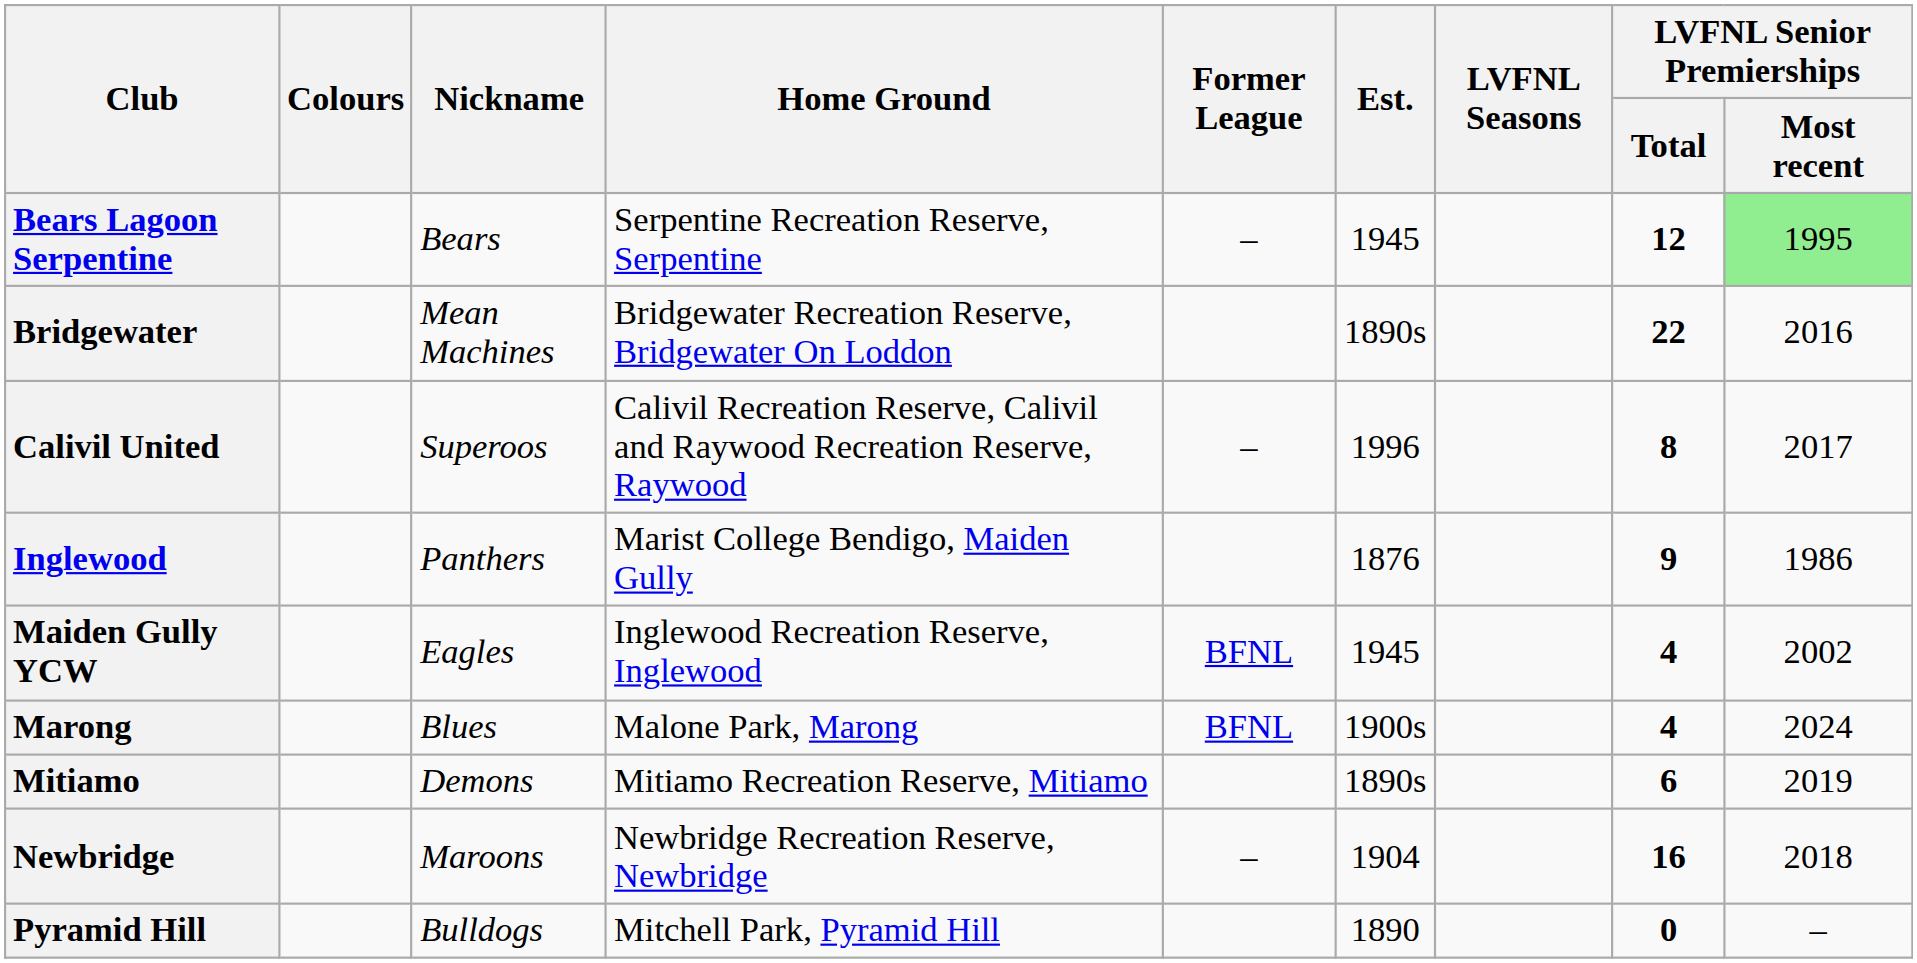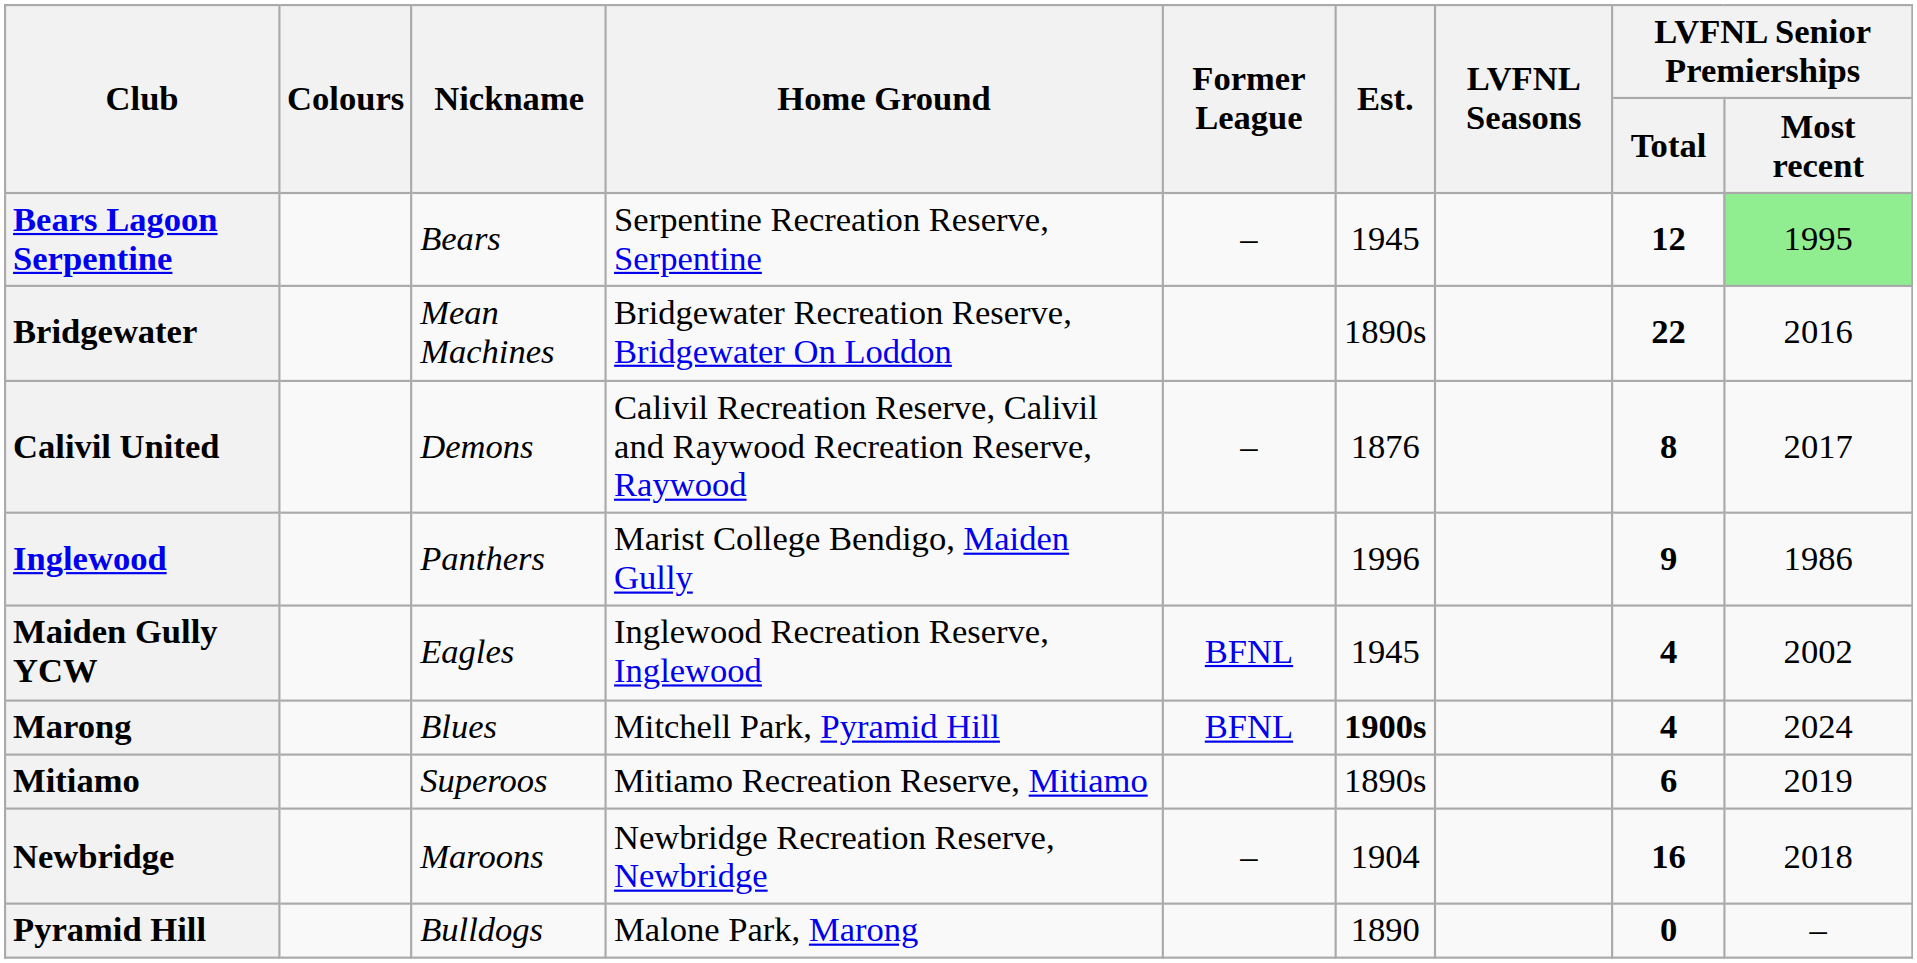(484, 445) Superoos -> (477, 445) Demons
(1385, 445) 1996 -> (1385, 445) 1876
(1385, 558) 1876 -> (1385, 558) 1996
(766, 726) Malone Park, Marong -> (807, 726) Mitchell Park, Pyramid Hill
(1385, 726) normal -> (1385, 726) bold
(477, 781) Demons -> (484, 781) Superoos
(807, 929) Mitchell Park, Pyramid Hill -> (766, 929) Malone Park, Marong
